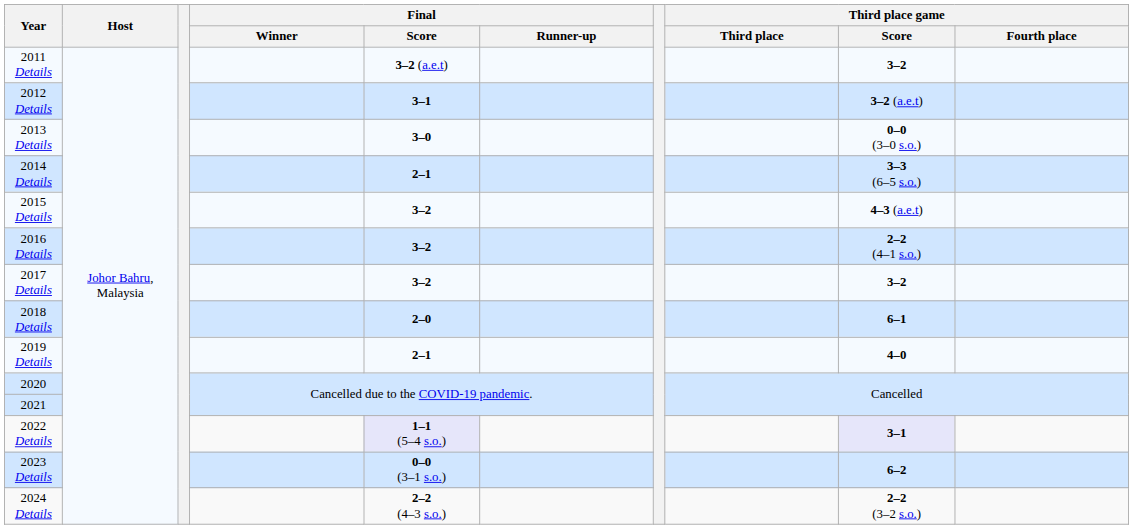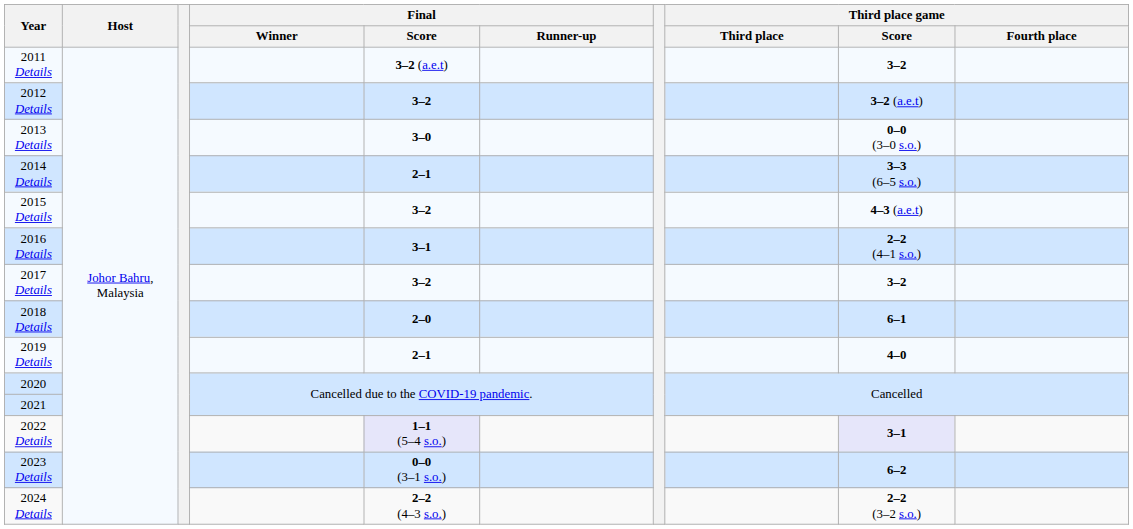(422, 101) 3–1 -> (422, 101) 3–2
(422, 246) 3–2 -> (422, 246) 3–1
